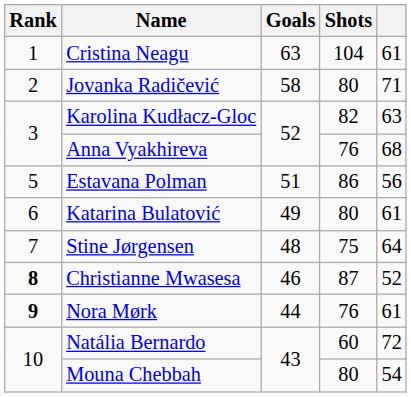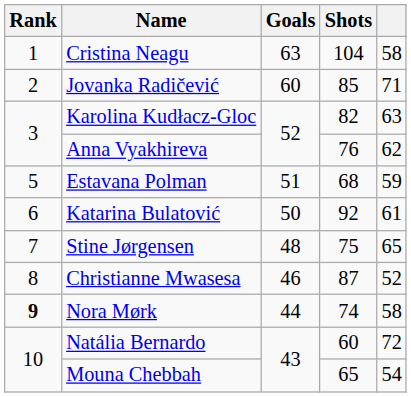(392, 52) 61 -> (392, 52) 58
(290, 85) 58 -> (290, 85) 60
(348, 85) 80 -> (348, 85) 85
(392, 149) 68 -> (392, 149) 62
(348, 181) 86 -> (348, 181) 68
(392, 181) 56 -> (392, 181) 59
(290, 213) 49 -> (290, 213) 50
(348, 213) 80 -> (348, 213) 92
(392, 246) 64 -> (392, 246) 65
(33, 278) bold -> (33, 278) normal
(348, 310) 76 -> (348, 310) 74
(392, 310) 61 -> (392, 310) 58
(348, 375) 80 -> (348, 375) 65
